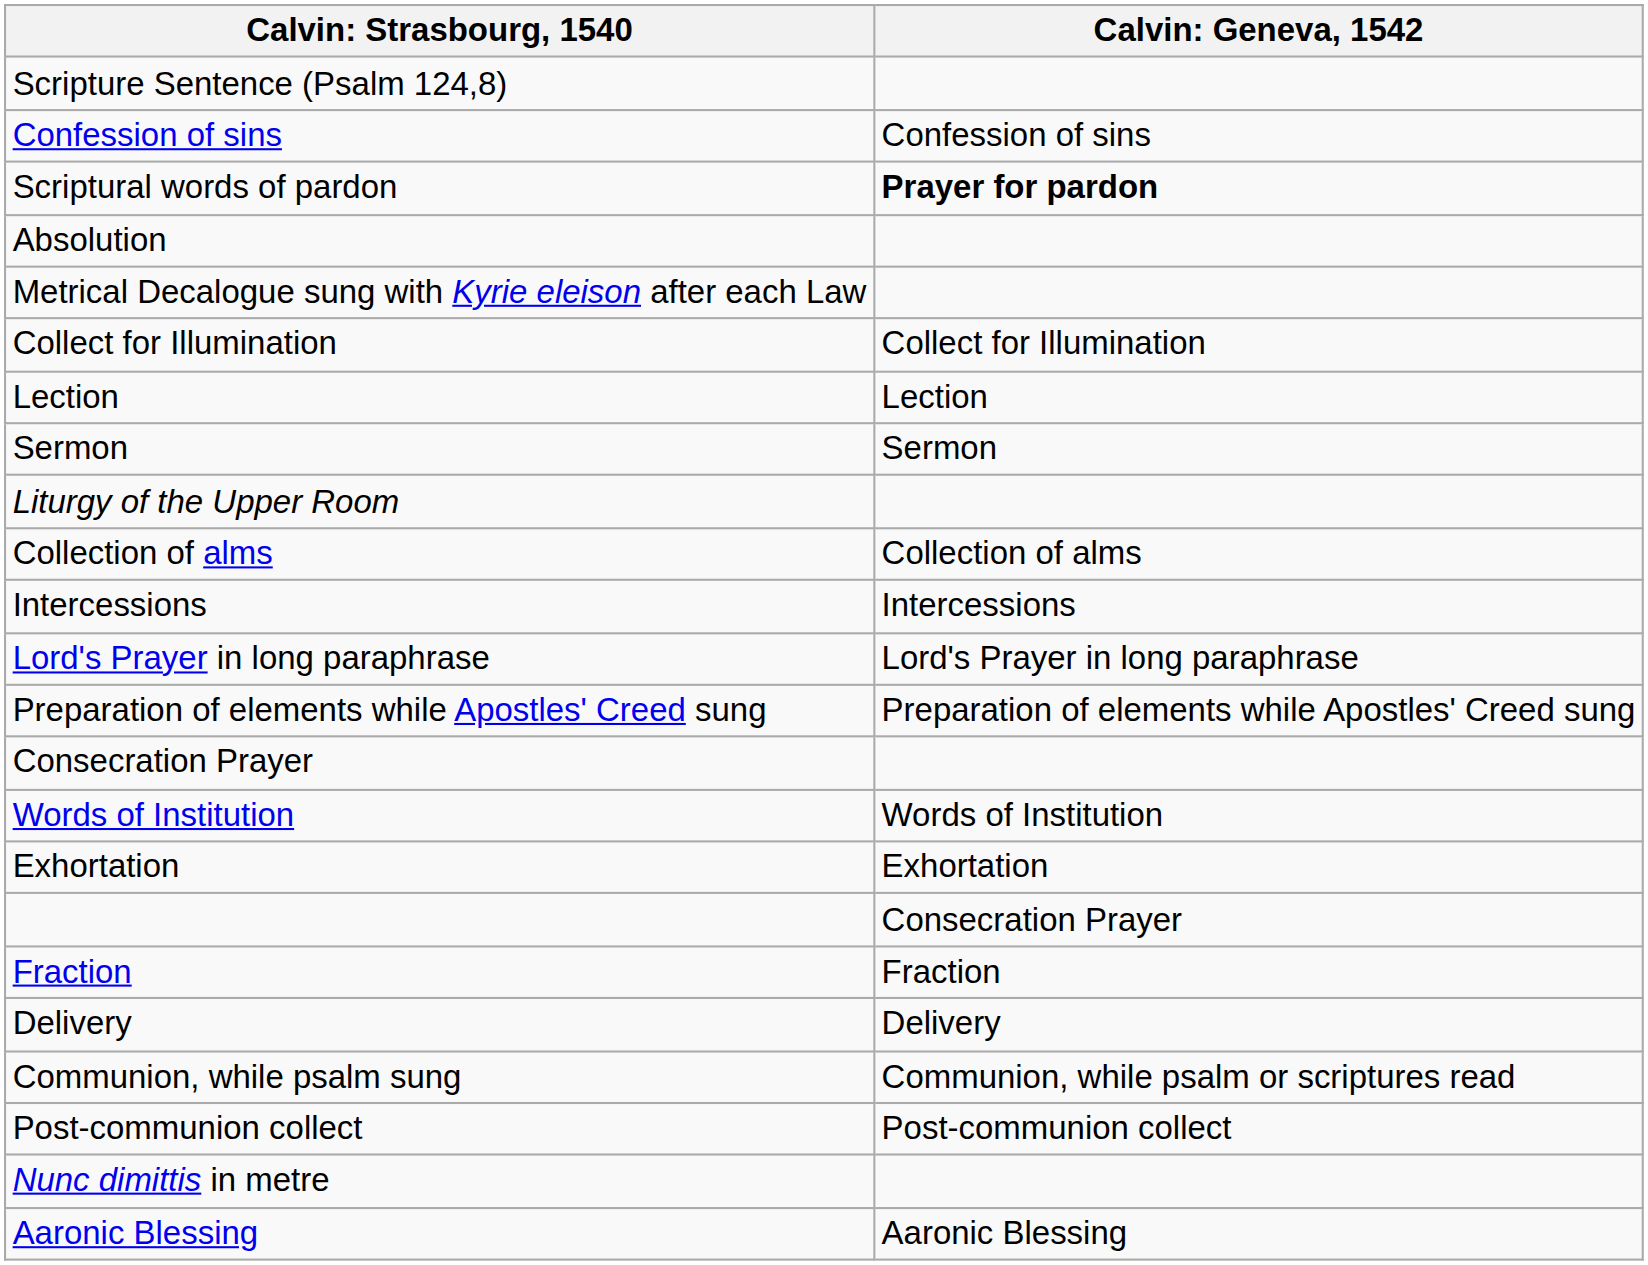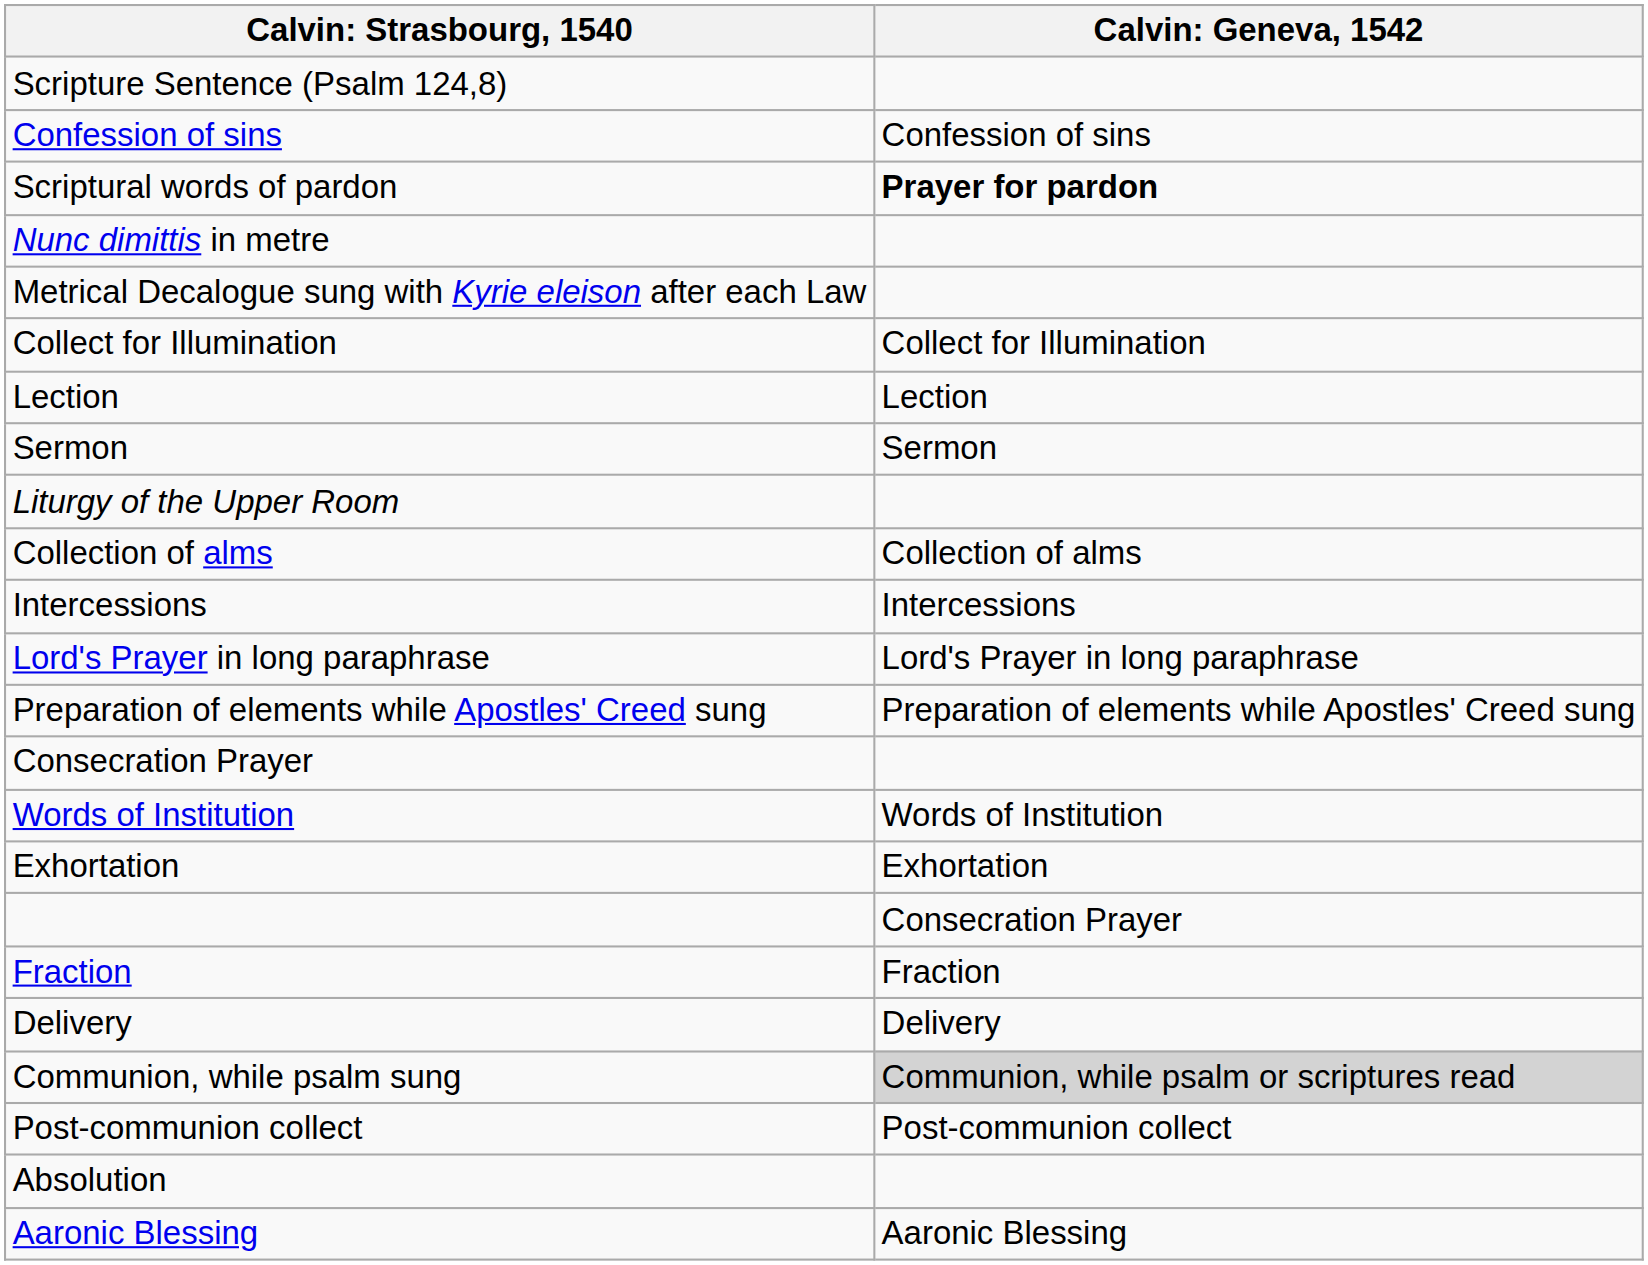rows swapped: (90, 239) <-> (171, 1180)
(1198, 1076) no background -> (1198, 1076) lightgrey background
